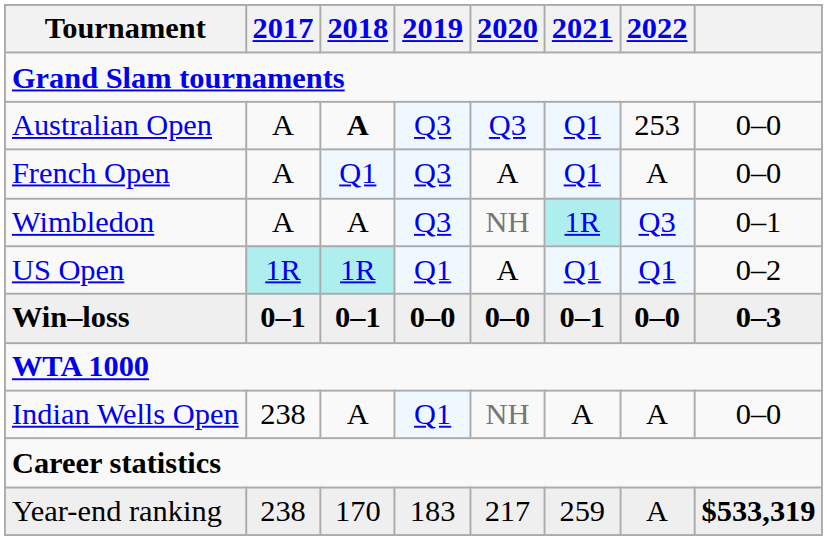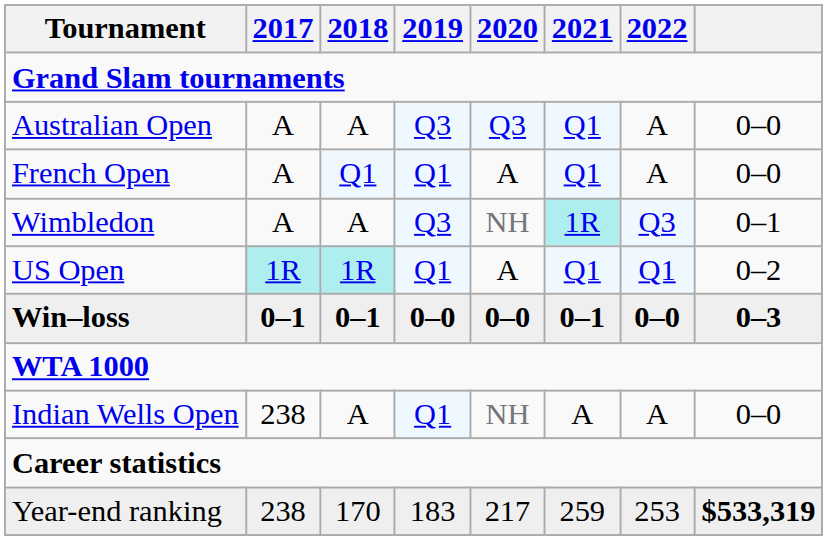(358, 125) bold -> (358, 125) normal
(657, 125) 253 -> (657, 125) A
(433, 173) Q3 -> (433, 173) Q1
(657, 510) A -> (657, 510) 253
